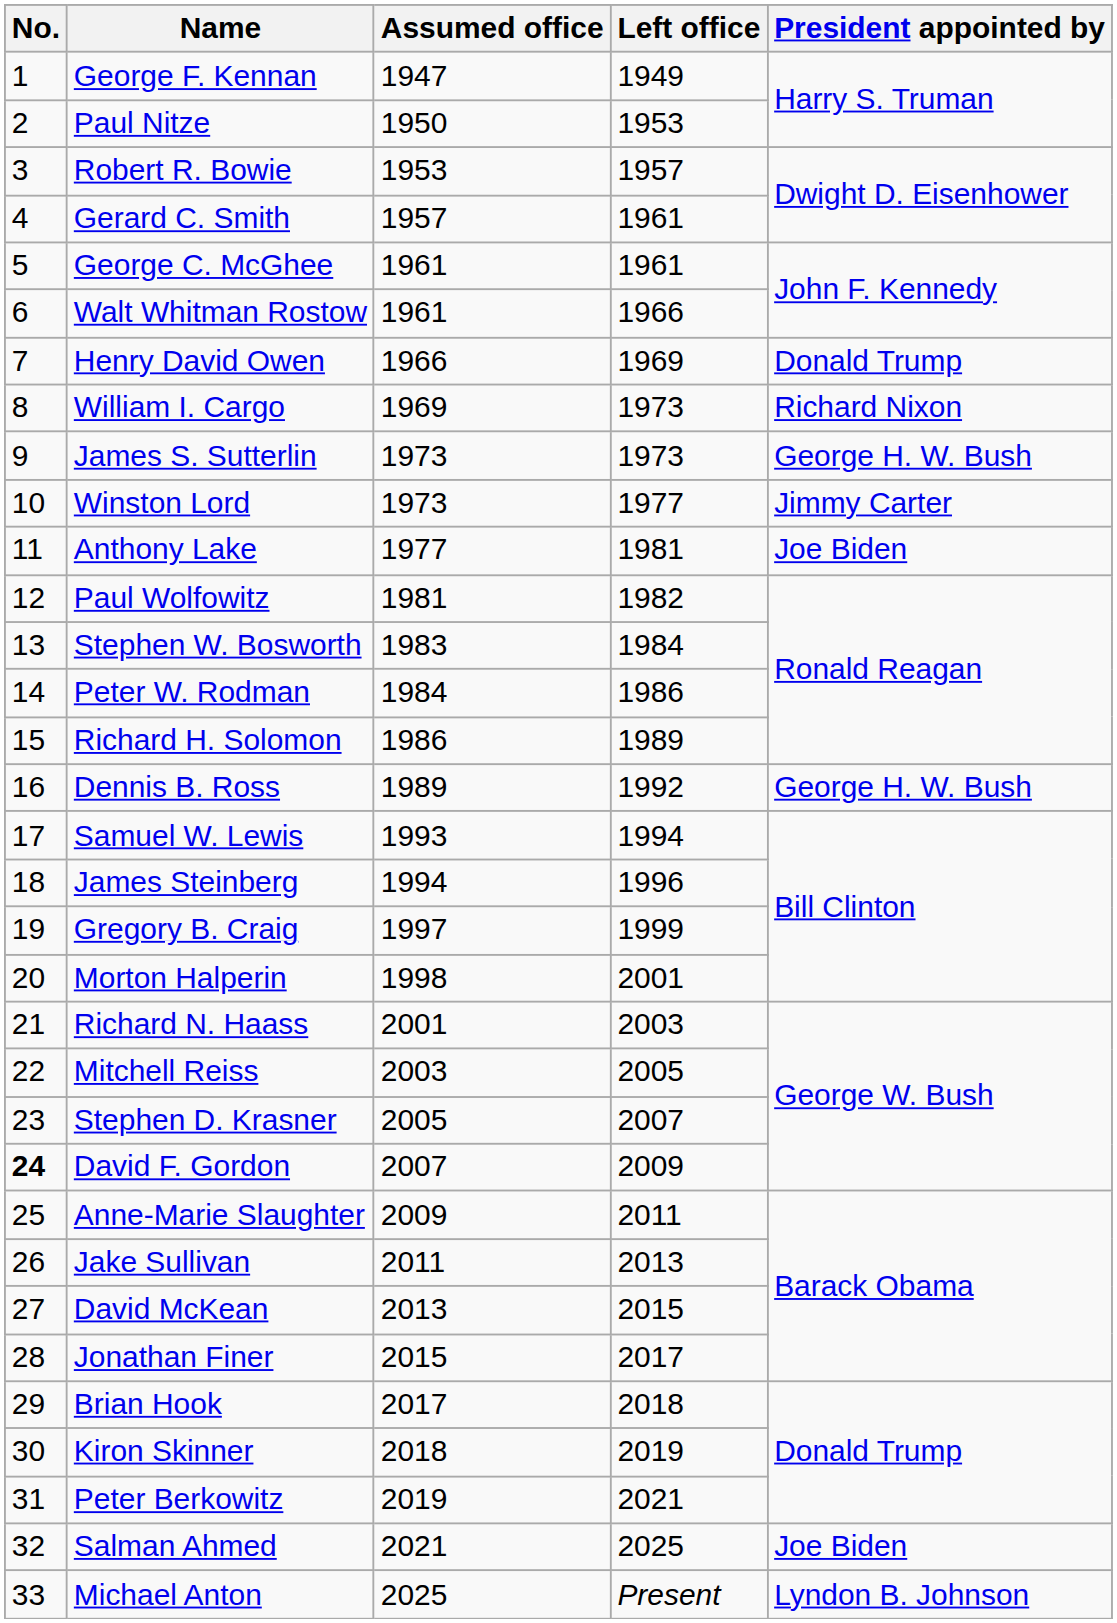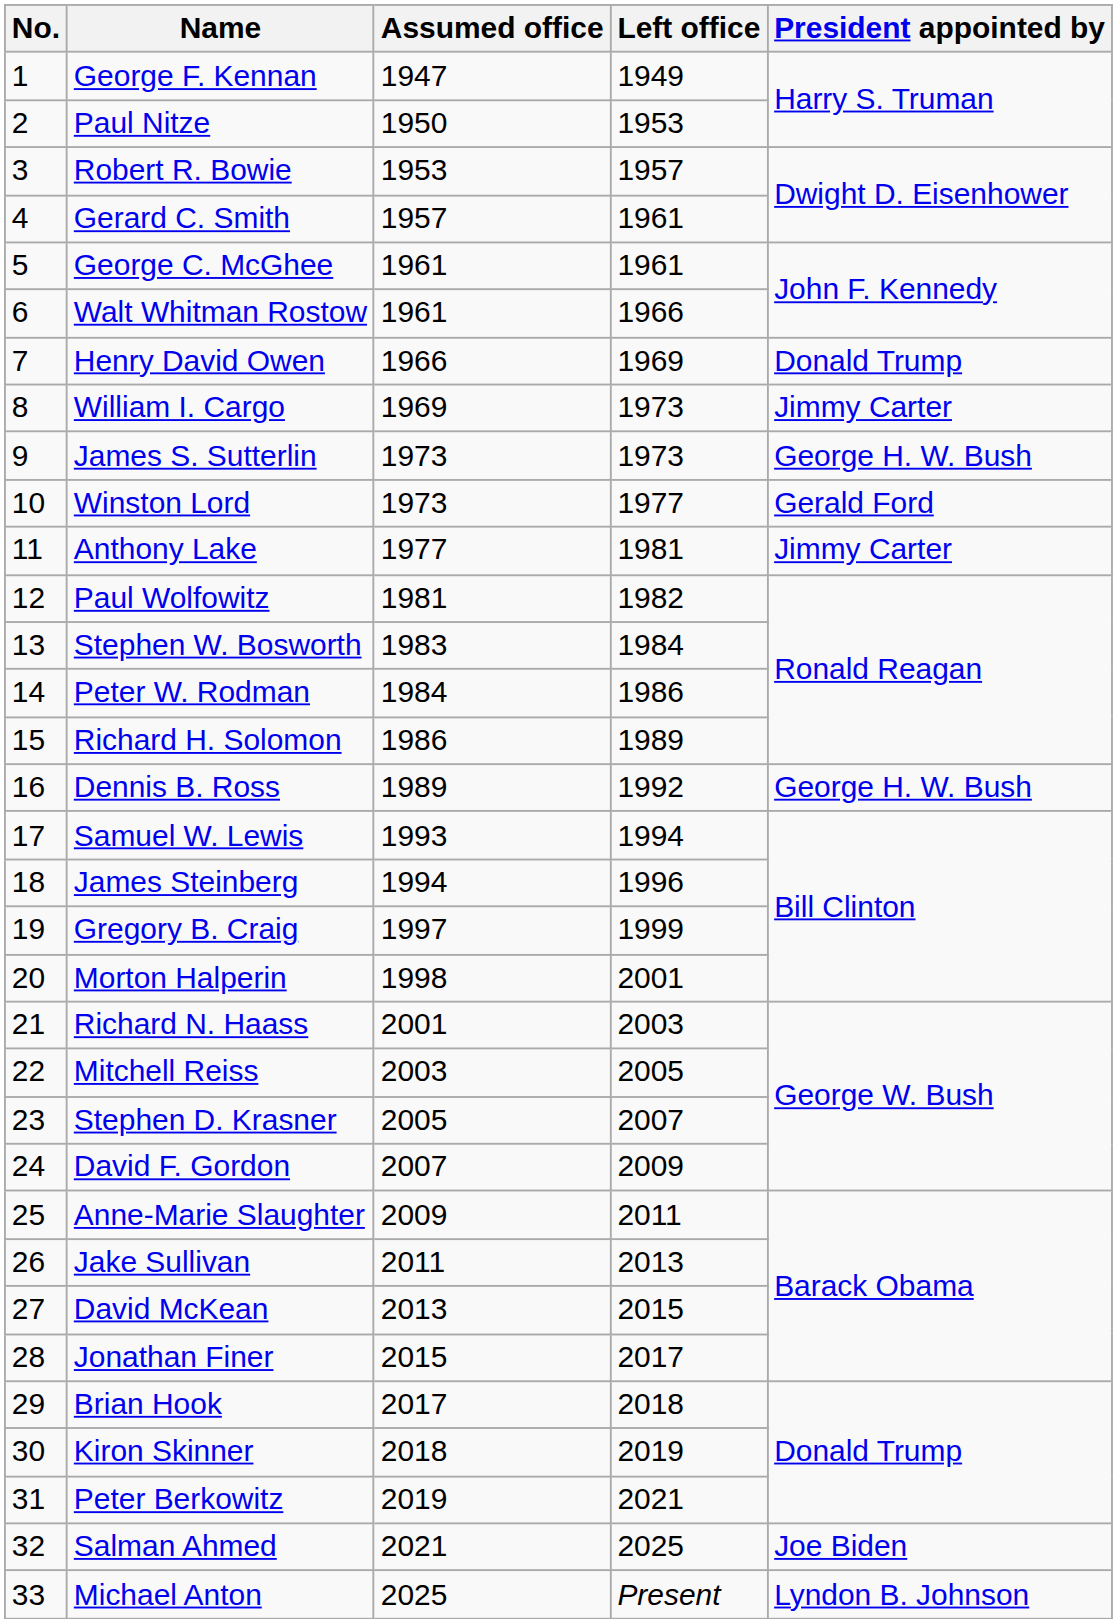(868, 407) Richard Nixon -> (863, 407) Jimmy Carter
(863, 502) Jimmy Carter -> (854, 502) Gerald Ford
(841, 550) Joe Biden -> (863, 550) Jimmy Carter
(28, 1167) bold -> (28, 1167) normal
